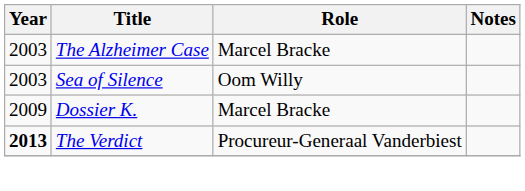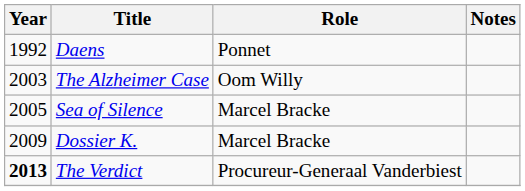+ row: (80, 49)
(274, 49) Marcel Bracke -> (260, 79) Oom Willy
(28, 79) 2003 -> (28, 110) 2005
(260, 79) Oom Willy -> (274, 110) Marcel Bracke
